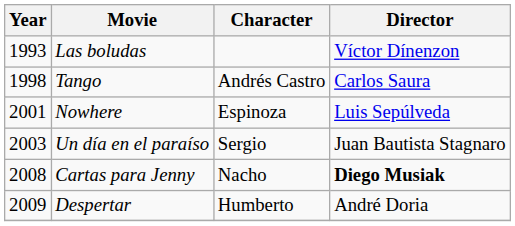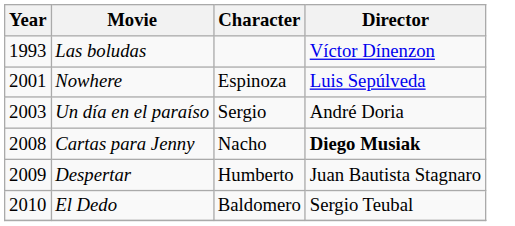- row: (78, 82)
(420, 143) Juan Bautista Stagnaro -> (357, 112) André Doria
(381, 205) André Doria -> (395, 174) Juan Bautista Stagnaro
+ row: (86, 205)
